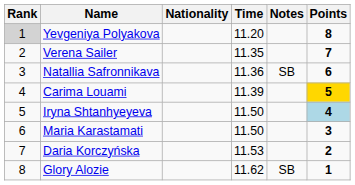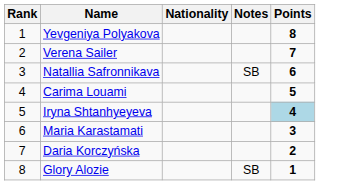- column: (249, 14)
(22, 33) lightgrey background -> (22, 33) no background
(328, 92) gold background -> (293, 92) no background
